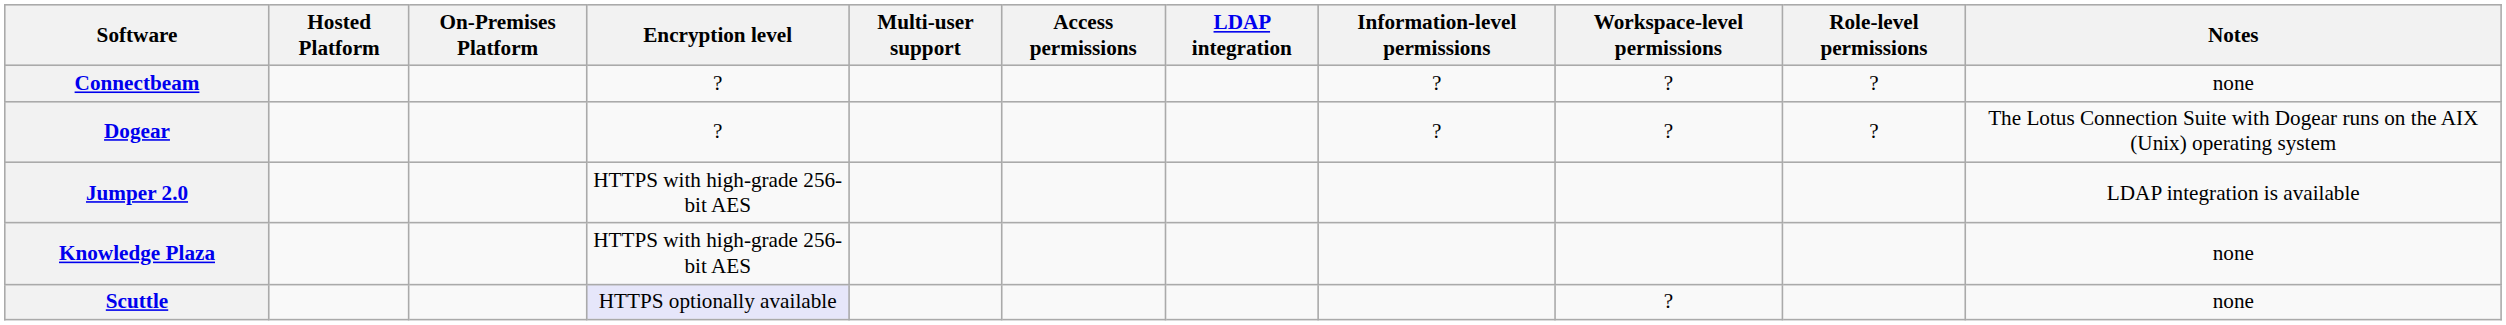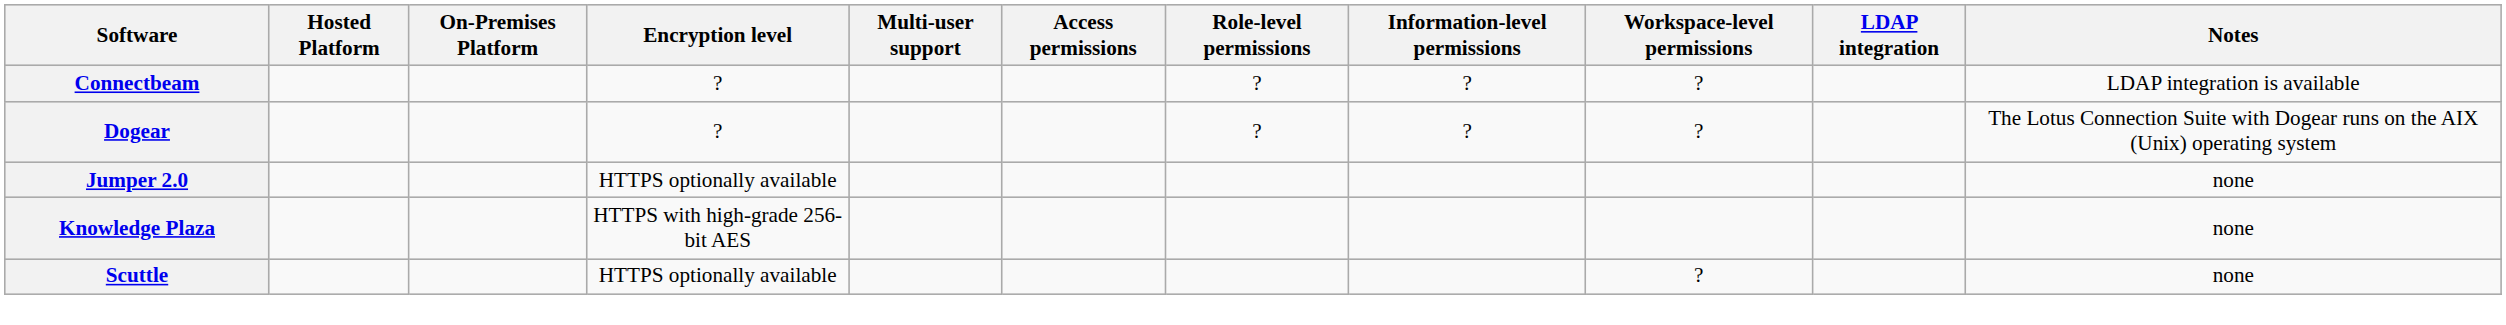columns swapped: (1242, 35) <-> (1874, 35)
(2233, 83) none -> (2233, 83) LDAP integration is available
(718, 192) HTTPS with high-grade 256-bit AES -> (718, 179) HTTPS optionally available
(2233, 192) LDAP integration is available -> (2233, 179) none
(718, 301) lavender background -> (718, 276) no background
